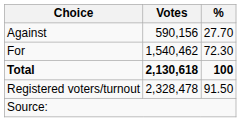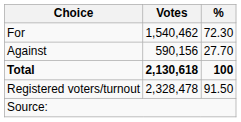rows swapped: (16, 51) <-> (27, 32)
